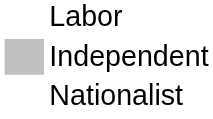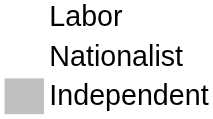rows swapped: (116, 95) <-> (129, 56)
